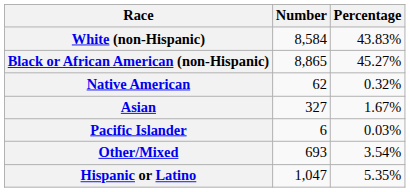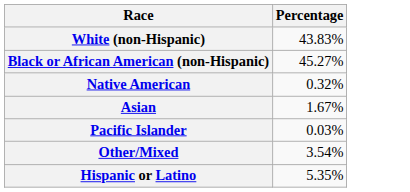- column: (301, 15)
